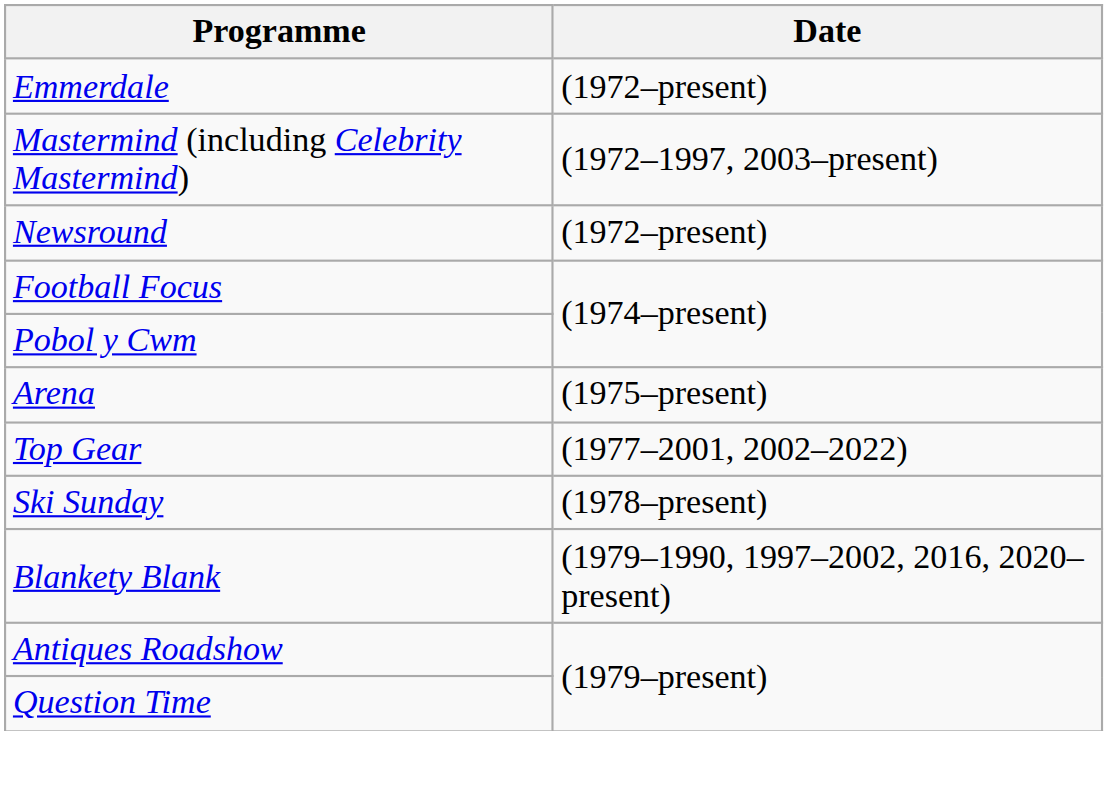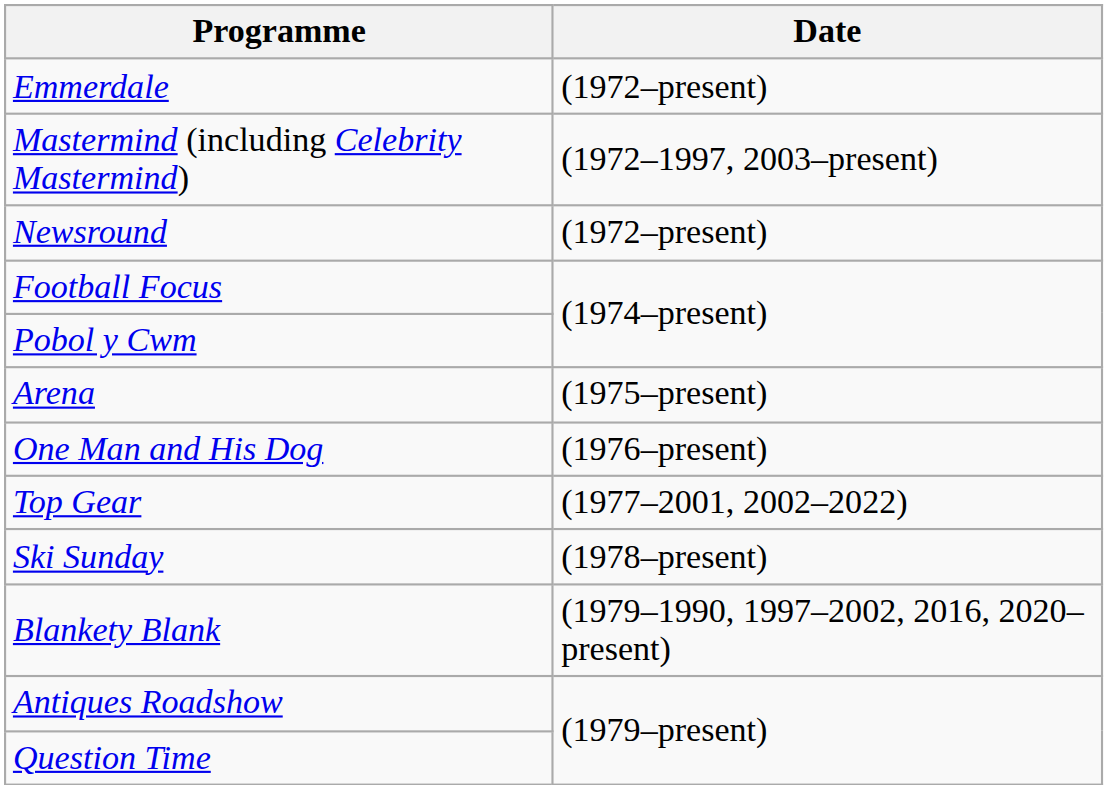+ row: (168, 448)
